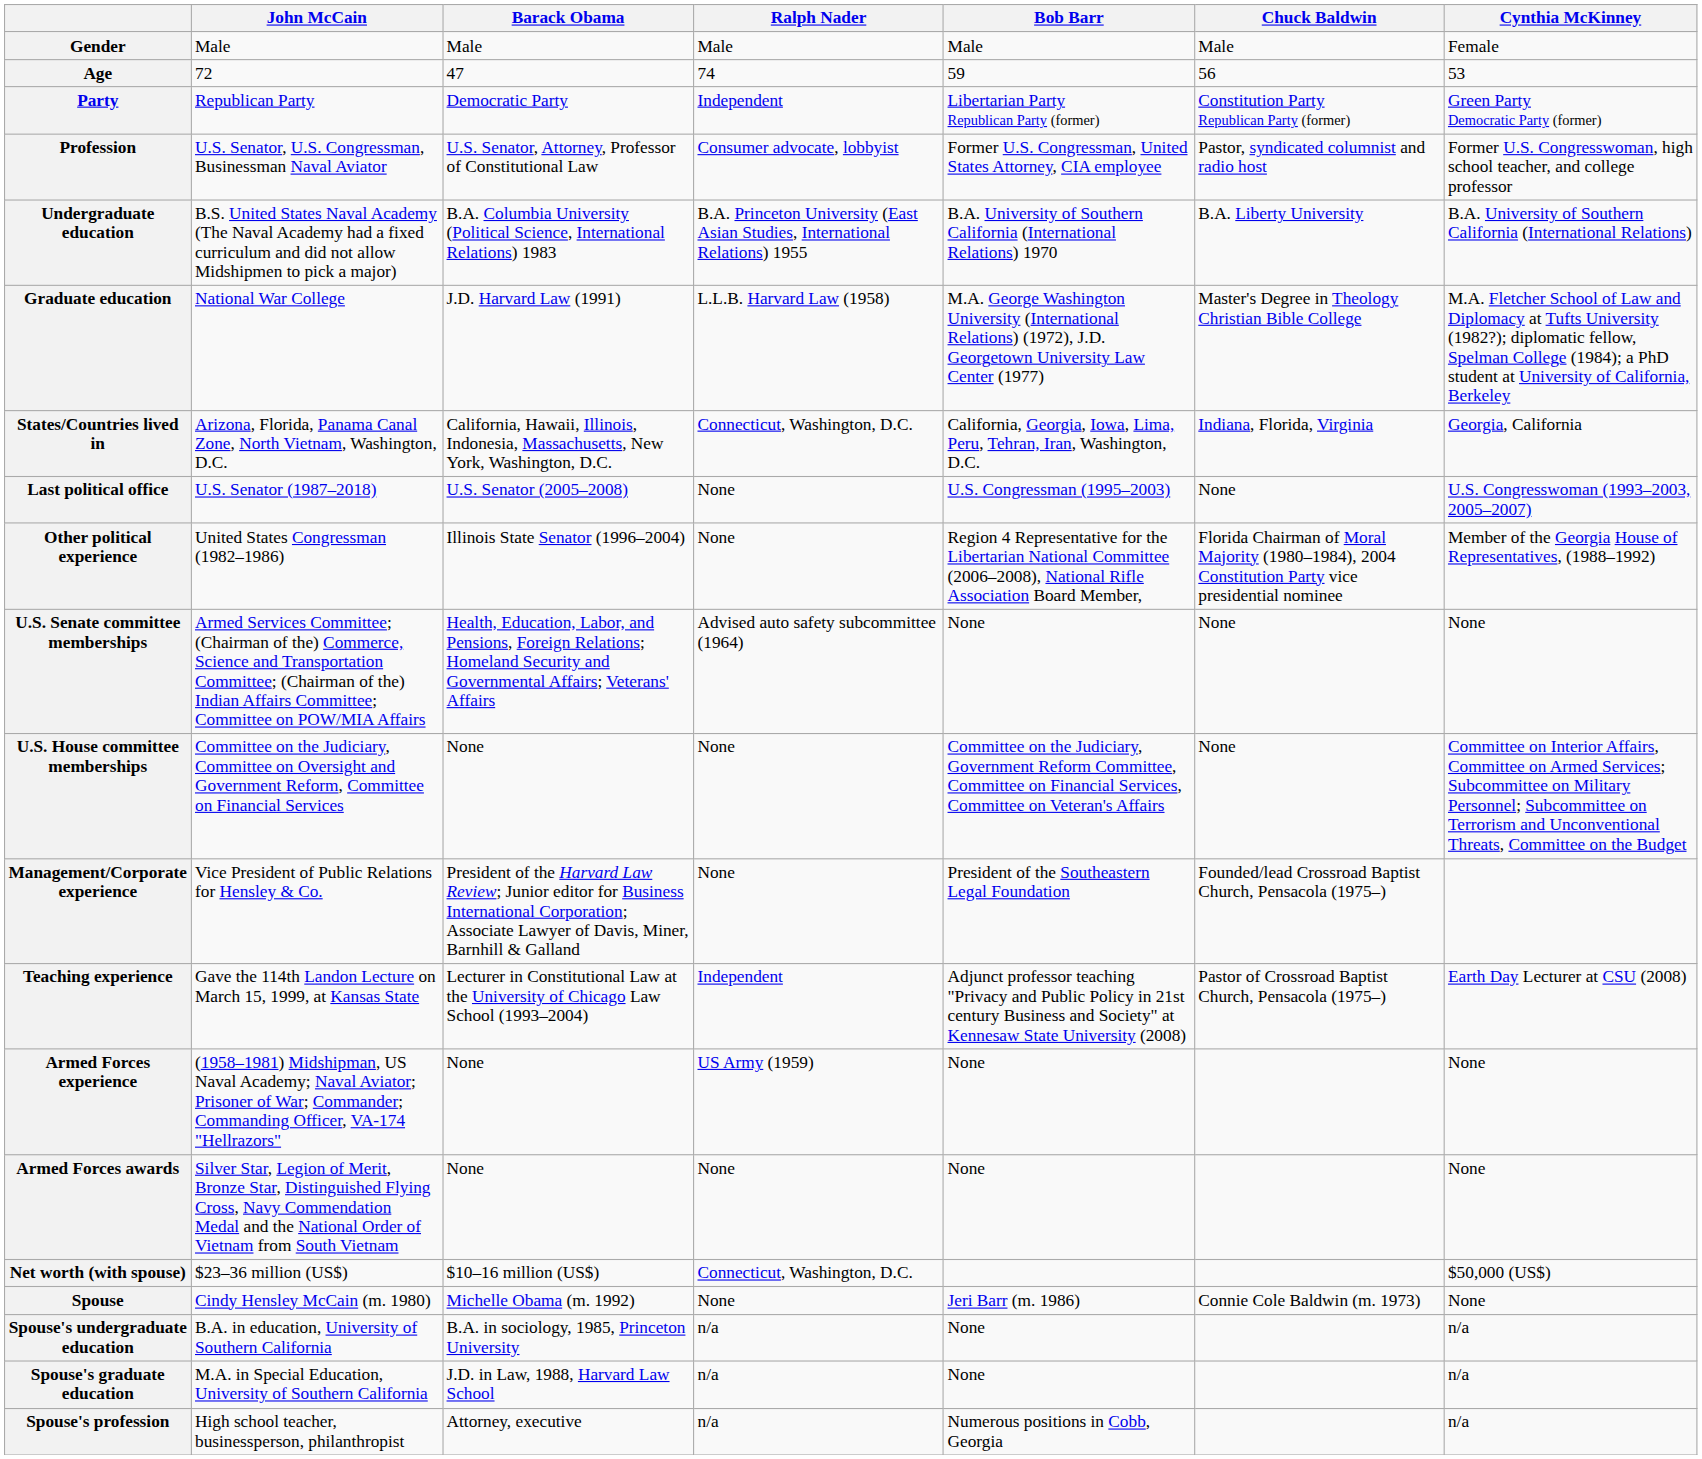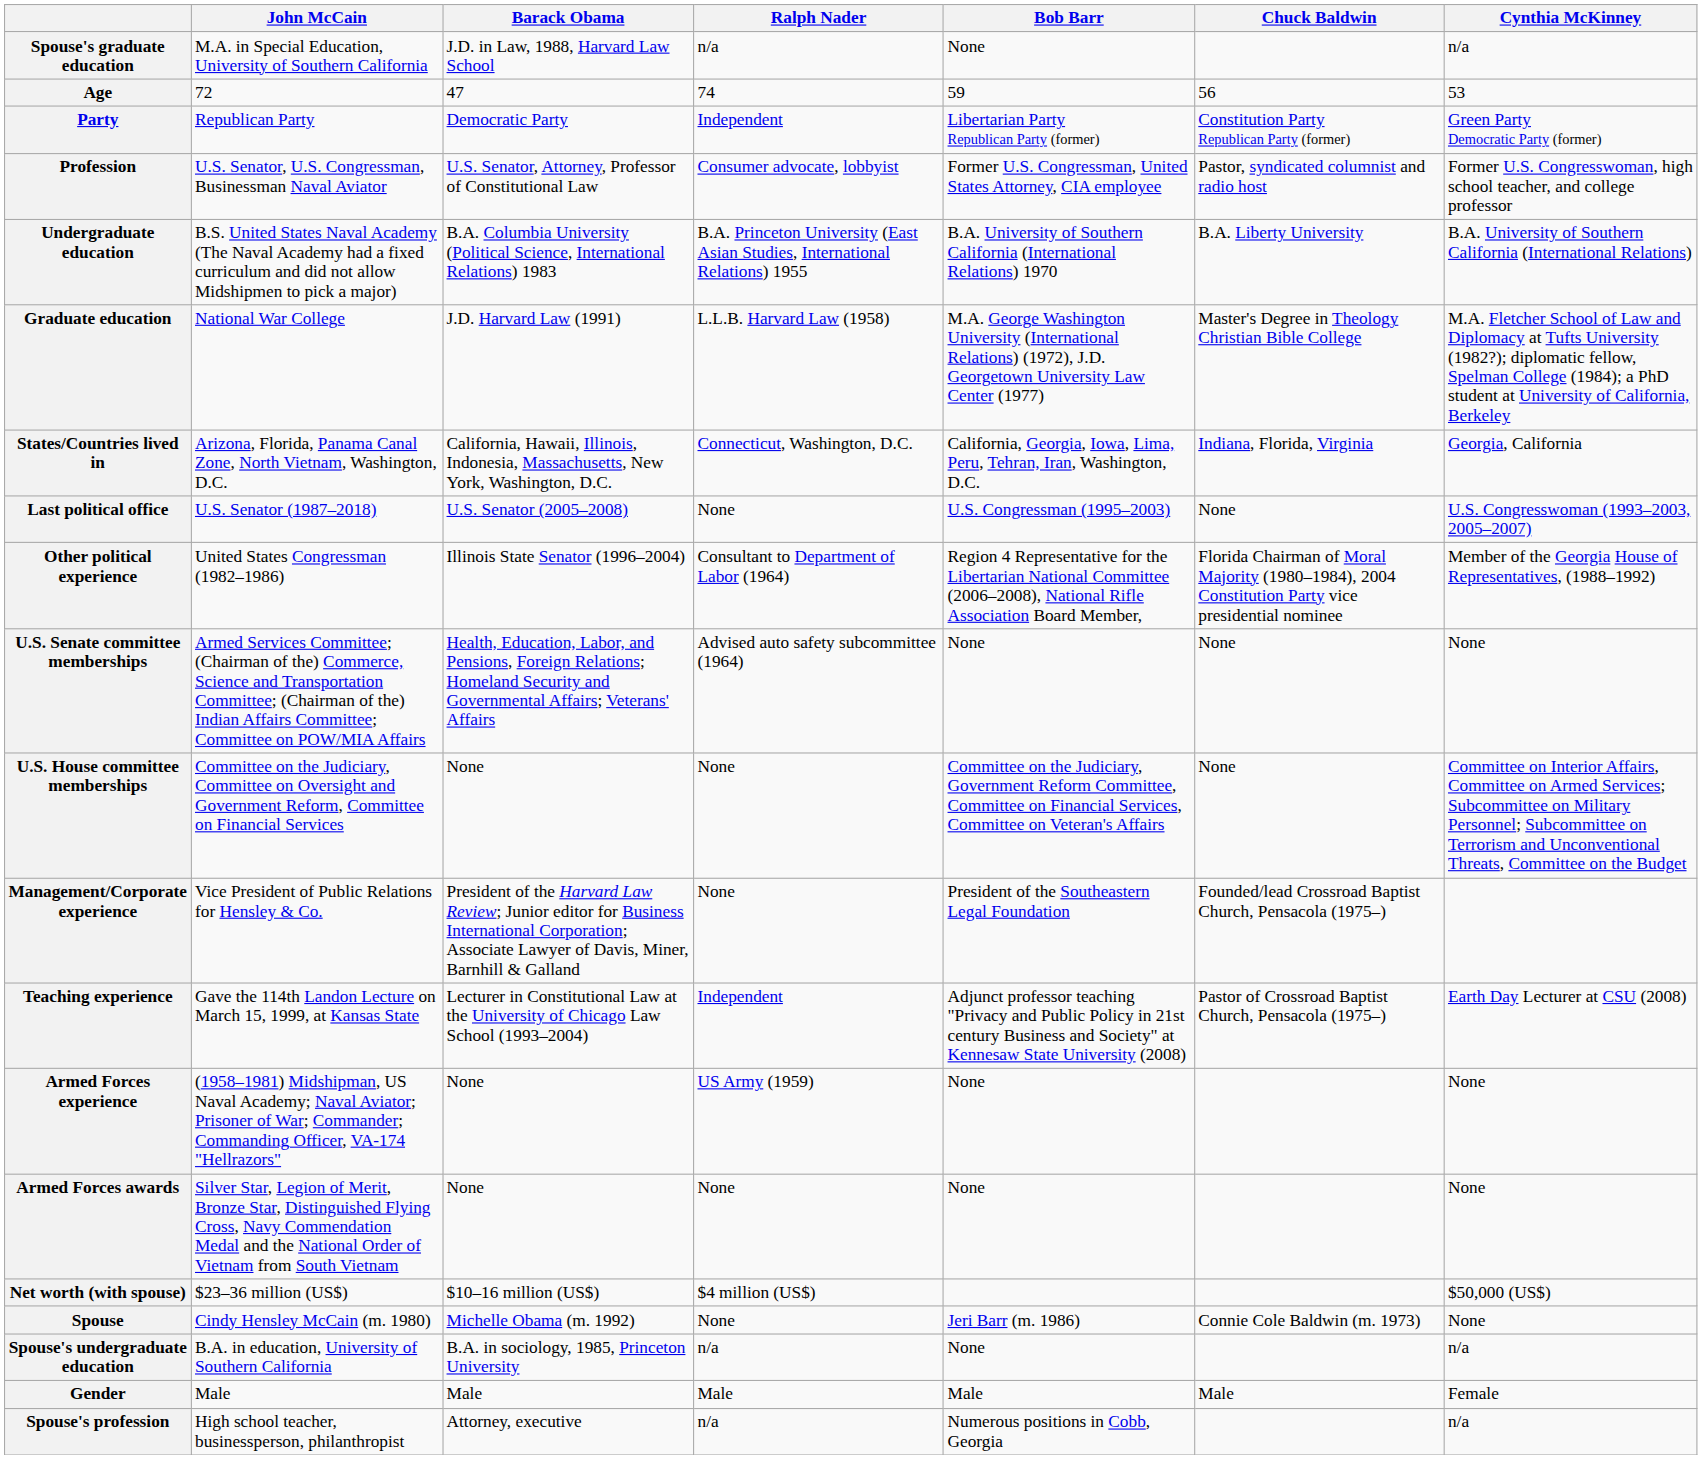rows swapped: (98, 45) <-> (98, 1384)
(716, 537) None -> (796, 566) Consultant to Department of Labor (1964)
(805, 1273) Connecticut, Washington, D.C. -> (757, 1292) $4 million (US$)
